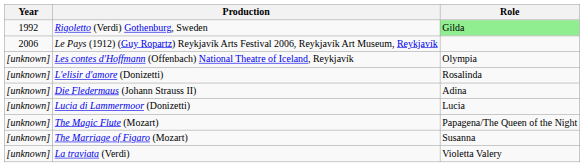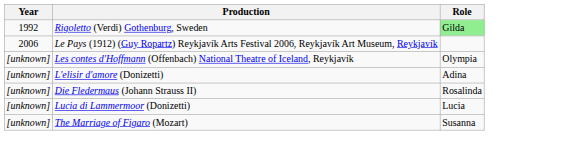(462, 75) Rosalinda -> (454, 75) Adina
(454, 91) Adina -> (462, 91) Rosalinda
- row: (107, 122)
- row: (92, 153)
